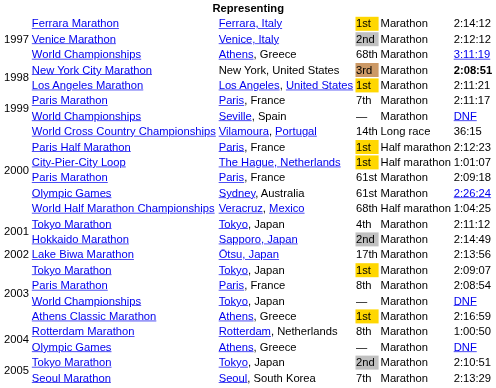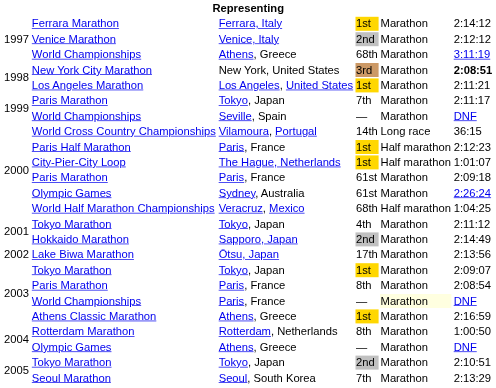(252, 100) Paris, France -> (252, 100) Tokyo, Japan
(252, 301) Tokyo, Japan -> (252, 301) Paris, France
(404, 301) no background -> (404, 301) lightyellow background
